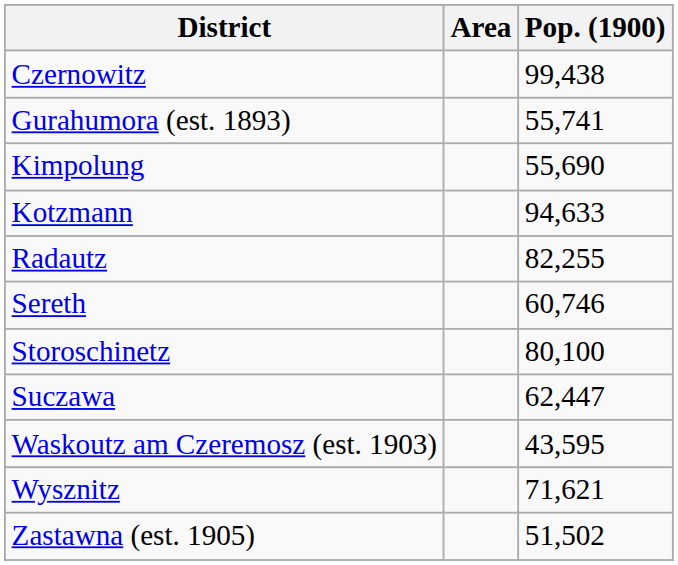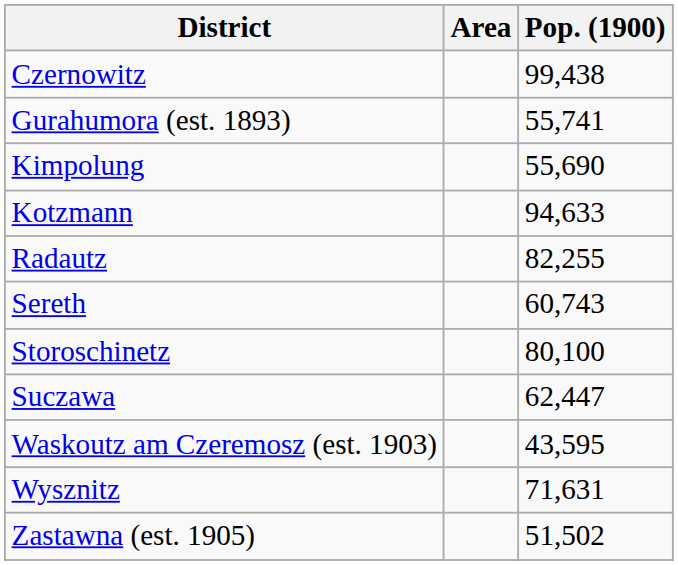(565, 304) 60,746 -> (565, 304) 60,743
(565, 489) 71,621 -> (565, 489) 71,631
